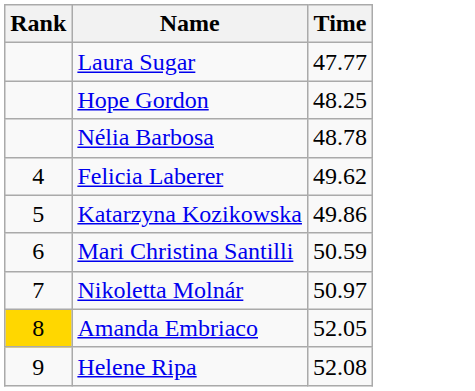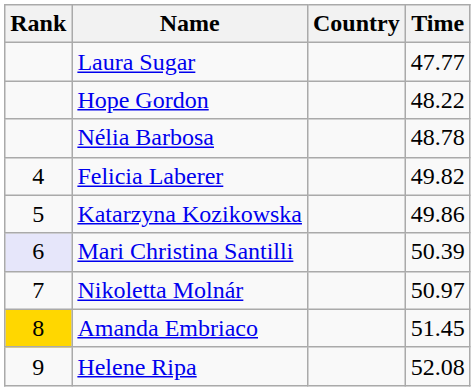+ column: (356, 23)
(340, 99) 48.25 -> (438, 99) 48.22
(340, 175) 49.62 -> (438, 175) 49.82
(38, 251) no background -> (38, 251) lavender background
(340, 251) 50.59 -> (438, 251) 50.39
(340, 328) 52.05 -> (438, 328) 51.45
